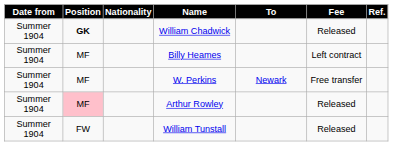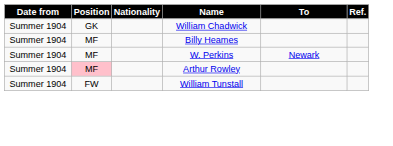- column: (336, 12)
(83, 31) bold -> (92, 26) normal
